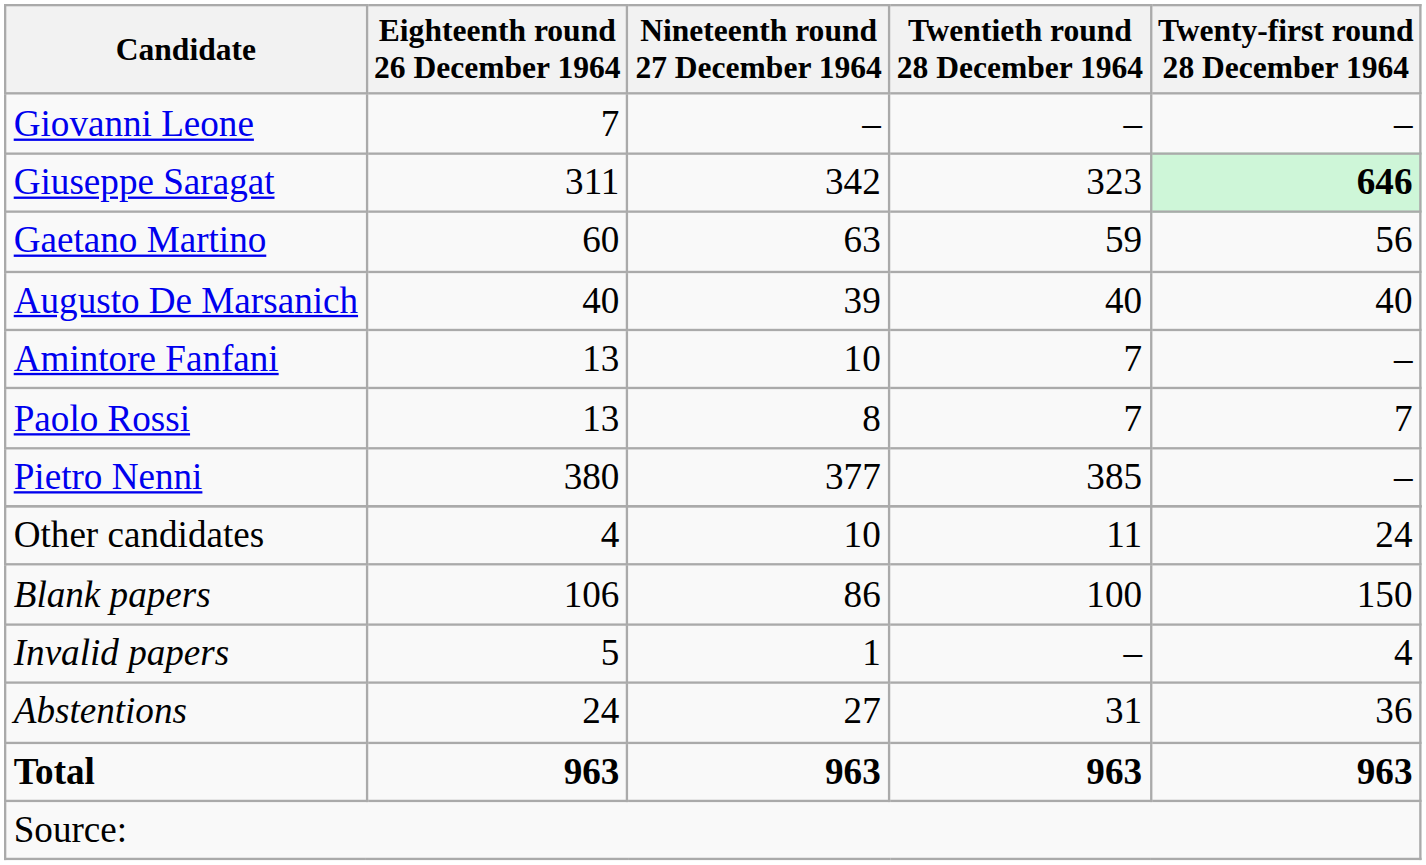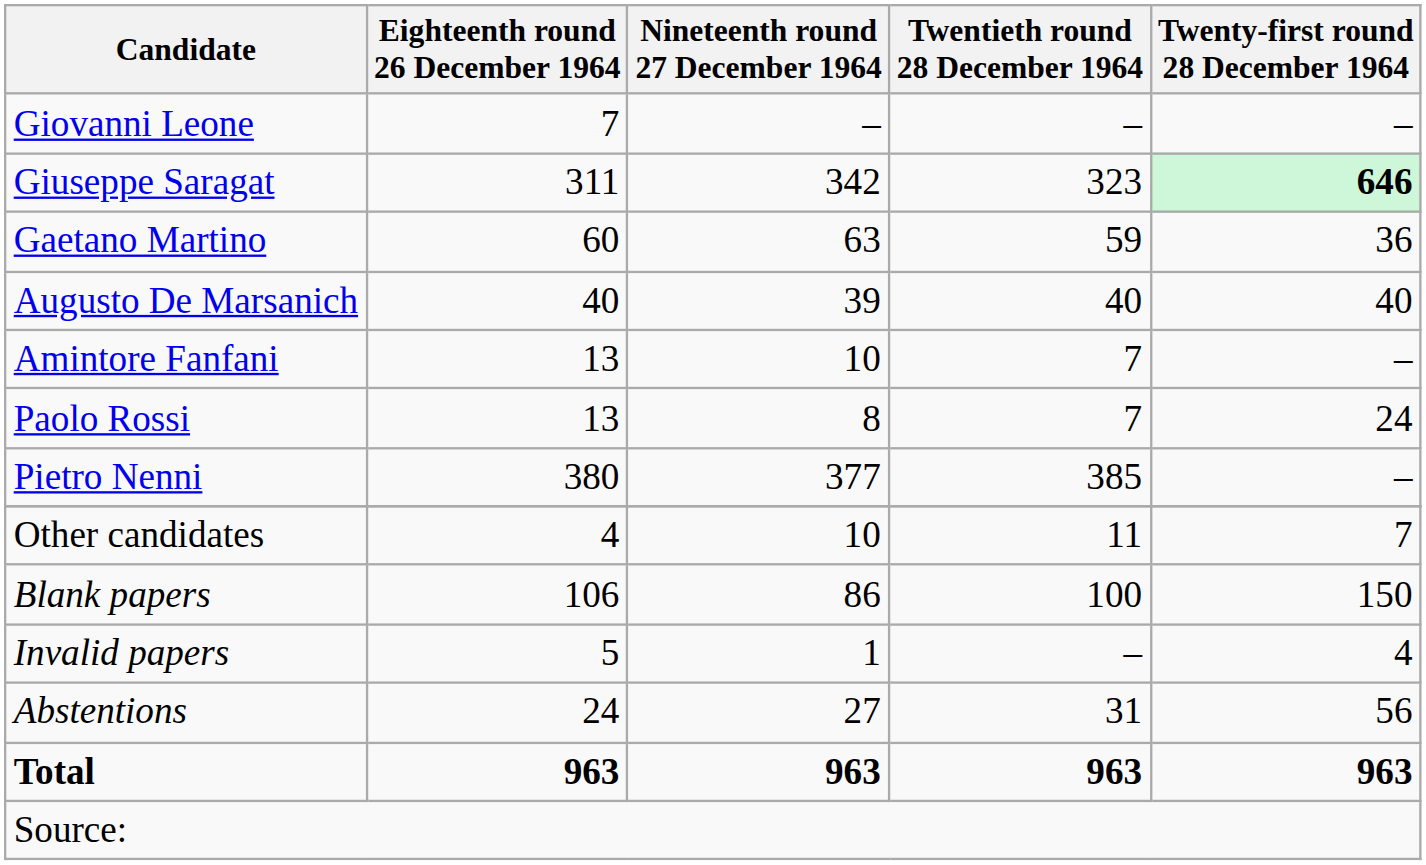(1394, 240) 56 -> (1394, 240) 36
(1403, 417) 7 -> (1394, 417) 24
(1394, 535) 24 -> (1403, 535) 7
(1394, 711) 36 -> (1394, 711) 56
